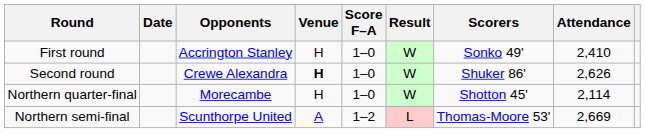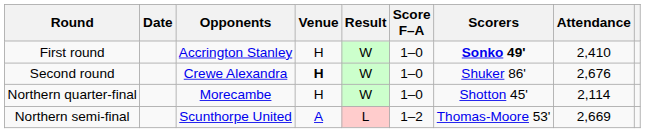columns swapped: (410, 22) <-> (364, 22)
(494, 52) normal -> (494, 52) bold
(594, 73) 2,626 -> (594, 73) 2,676
